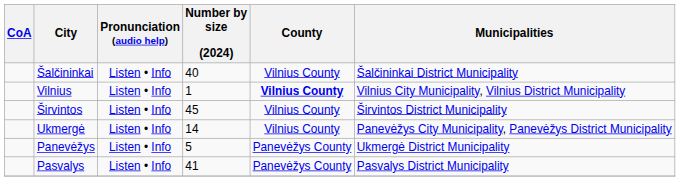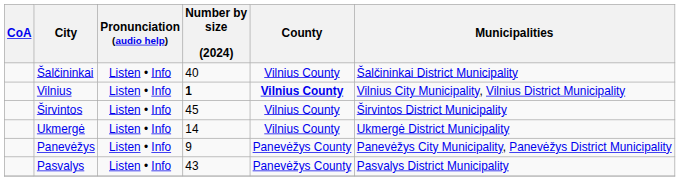(189, 91) normal -> (189, 91) bold
(514, 128) Panevėžys City Municipality, Panevėžys District Municipality -> (433, 128) Ukmergė District Municipality
(189, 147) 5 -> (189, 147) 9
(433, 147) Ukmergė District Municipality -> (514, 147) Panevėžys City Municipality, Panevėžys District Municipality
(192, 166) 41 -> (192, 166) 43
